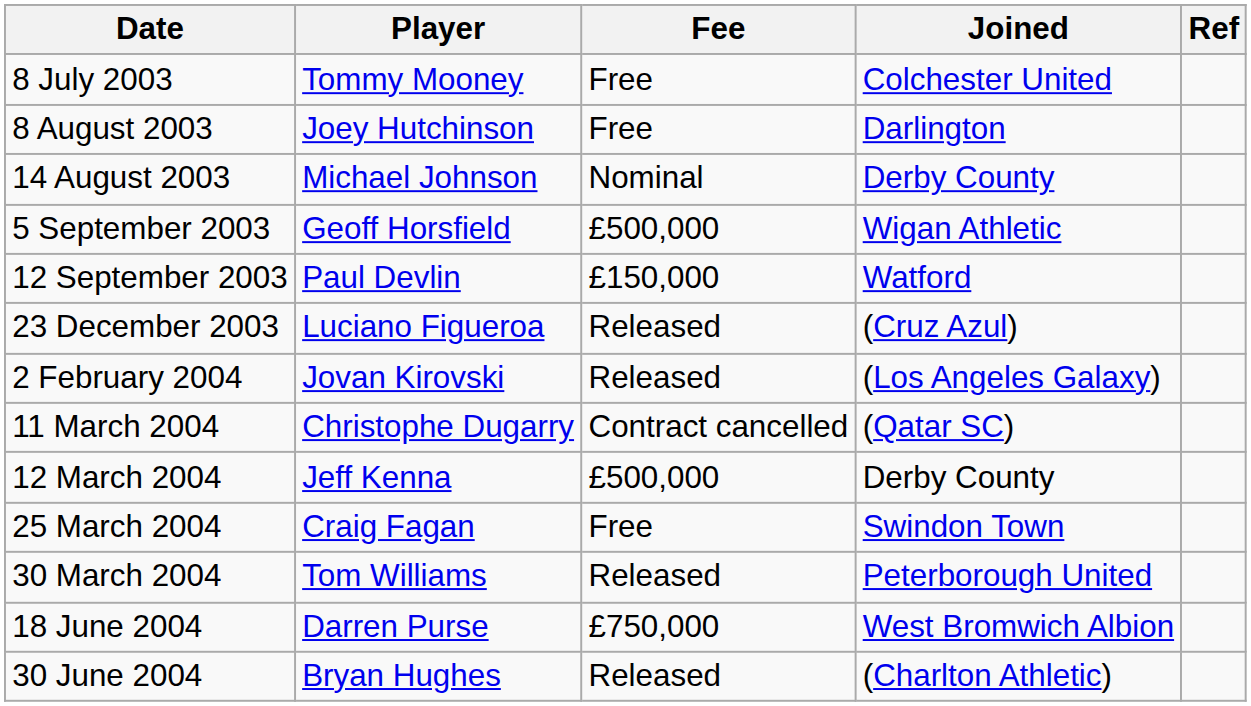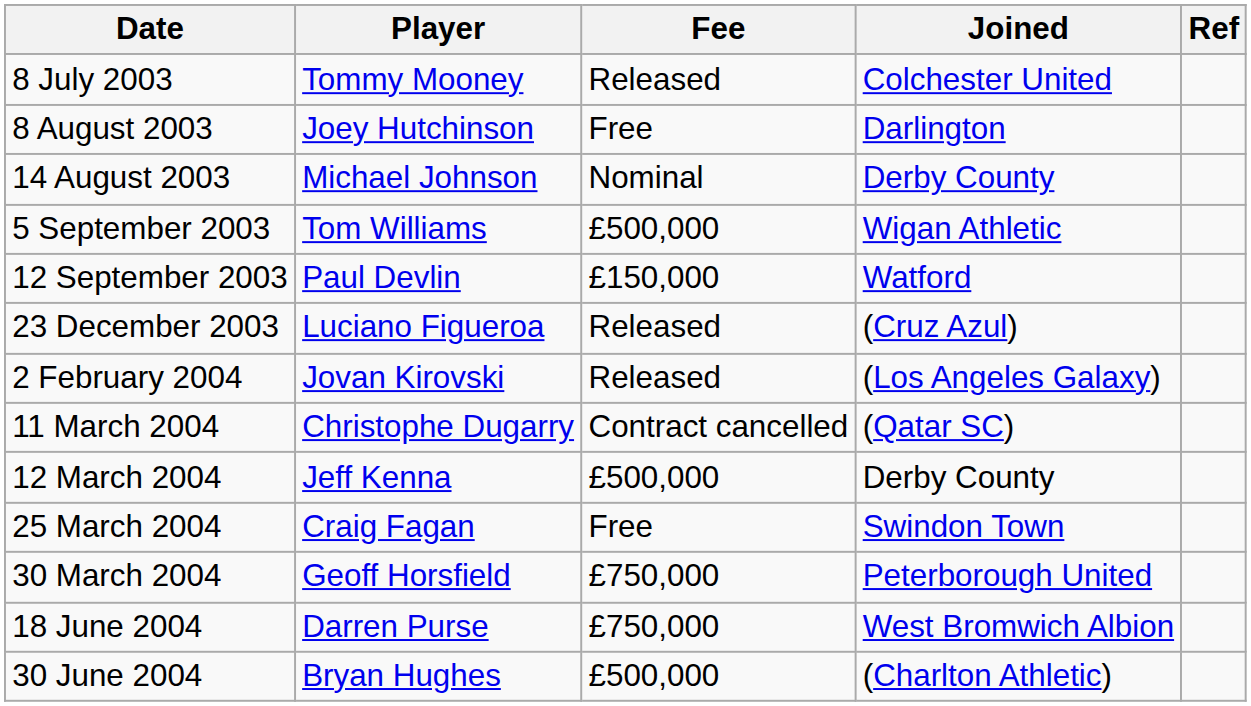(621, 79) Free -> (655, 79) Released
(406, 228) Geoff Horsfield -> (394, 228) Tom Williams
(394, 576) Tom Williams -> (406, 576) Geoff Horsfield
(655, 576) Released -> (654, 576) £750,000
(655, 675) Released -> (654, 675) £500,000
